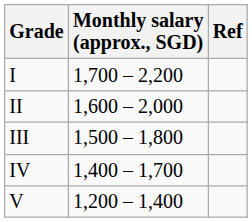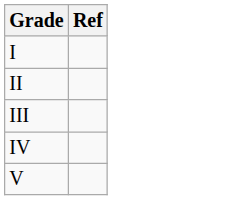- column: (138, 31)
